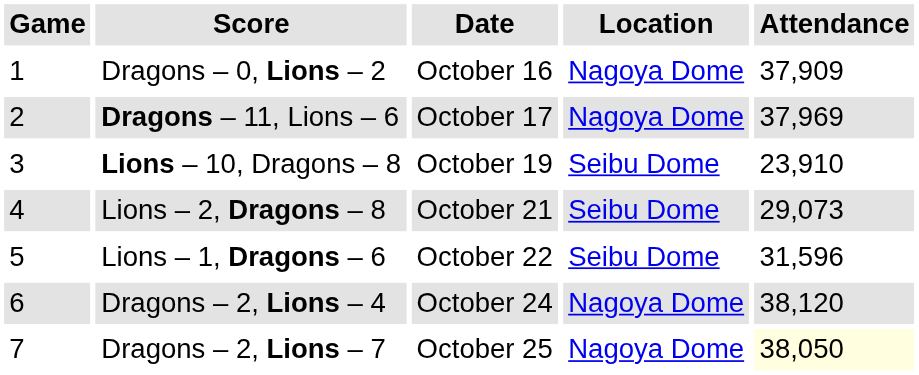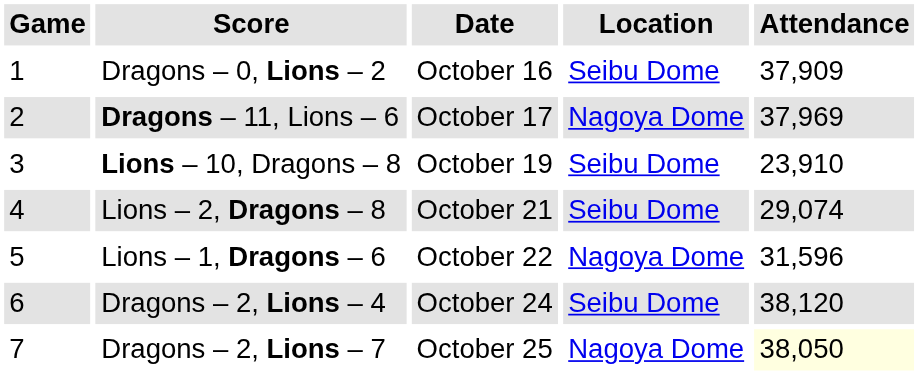(656, 70) Nagoya Dome -> (644, 70) Seibu Dome
(802, 210) 29,073 -> (802, 210) 29,074
(644, 256) Seibu Dome -> (656, 256) Nagoya Dome
(656, 303) Nagoya Dome -> (644, 303) Seibu Dome
